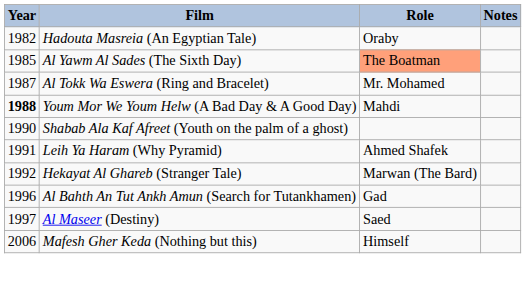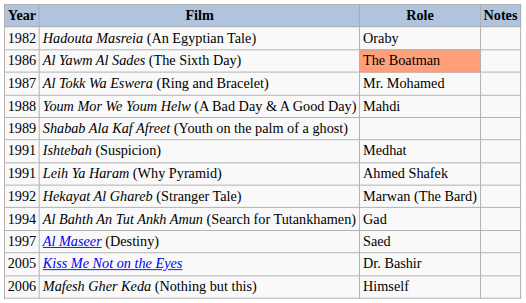(22, 60) 1985 -> (22, 60) 1986
(22, 106) bold -> (22, 106) normal
(22, 128) 1990 -> (22, 128) 1989
+ row: (102, 151)
(22, 196) 1996 -> (22, 219) 1994
+ row: (113, 264)
